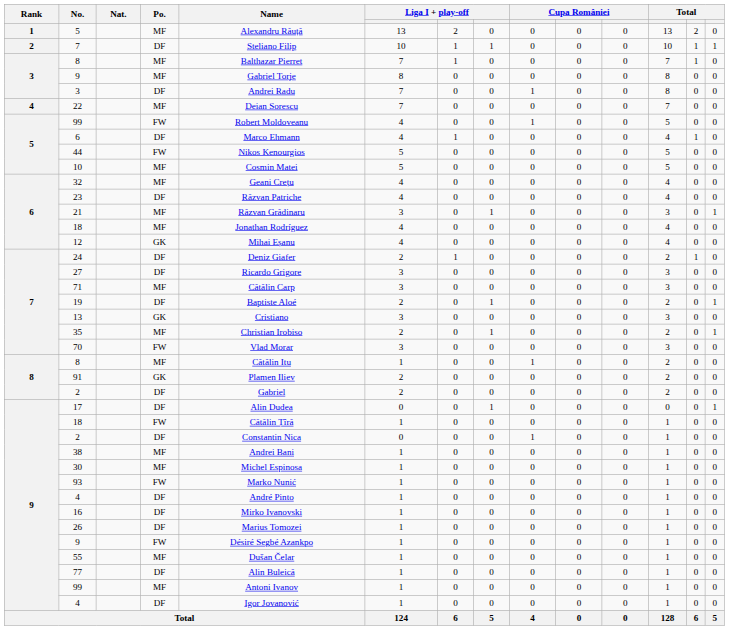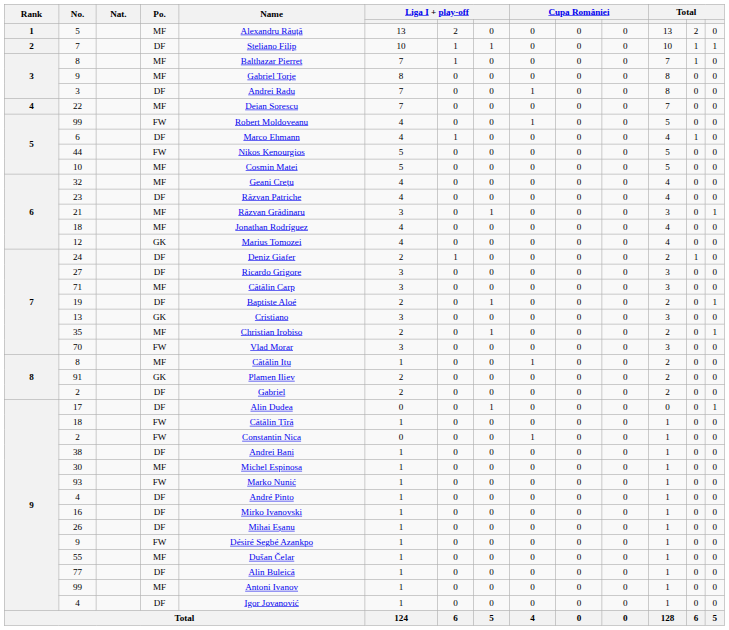(272, 242) Mihai Eșanu -> (272, 242) Marius Tomozei
(160, 437) DF -> (160, 437) FW
(160, 452) MF -> (160, 452) DF
(272, 527) Marius Tomozei -> (272, 527) Mihai Eșanu
